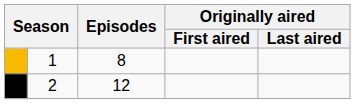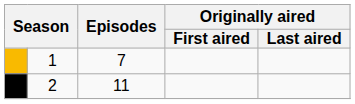(121, 60) 8 -> (121, 60) 7
(121, 86) 12 -> (121, 86) 11
